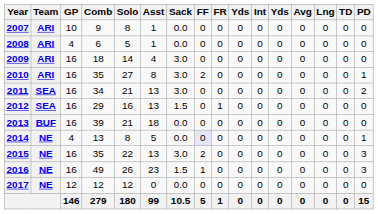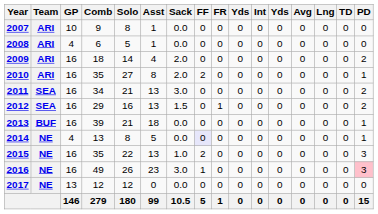(181, 59) 3.0 -> (181, 59) 2.0
(364, 59) 0 -> (364, 59) 2
(181, 75) 3.0 -> (181, 75) 2.0
(364, 106) 0 -> (364, 106) 2
(364, 122) 0 -> (364, 122) 1
(181, 153) 3.0 -> (181, 153) 1.0
(181, 169) 1.5 -> (181, 169) 3.0
(364, 169) no background -> (364, 169) pink background
(71, 185) 12 -> (71, 185) 13
